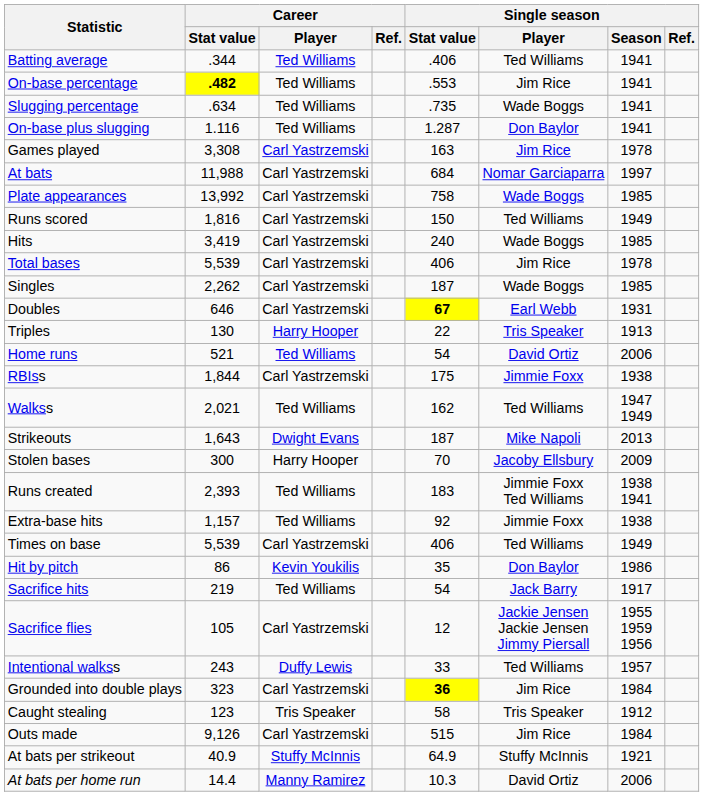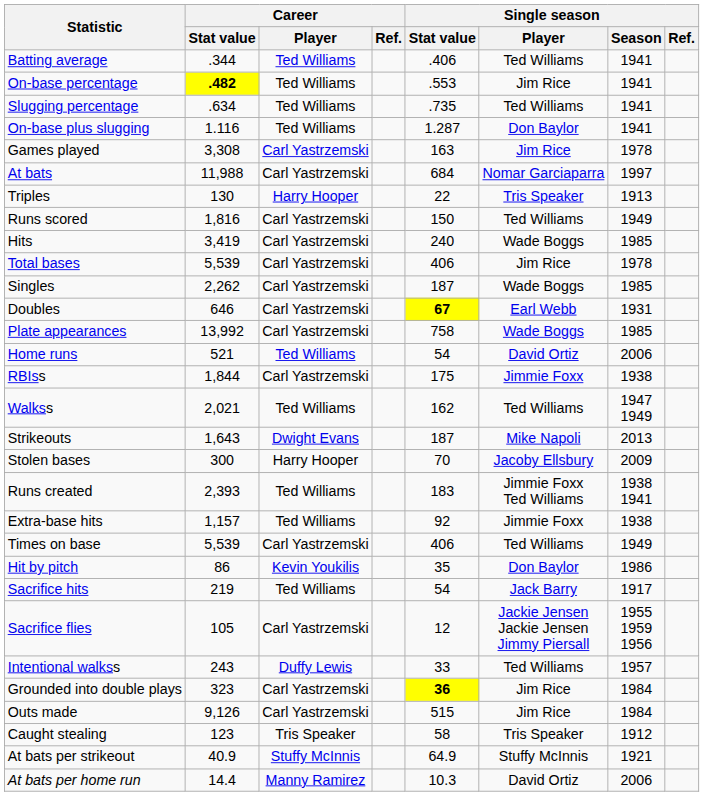(543, 106) Wade Boggs -> (543, 106) Ted Williams
rows swapped: (67, 196) <-> (29, 331)
rows swapped: (57, 712) <-> (43, 734)
